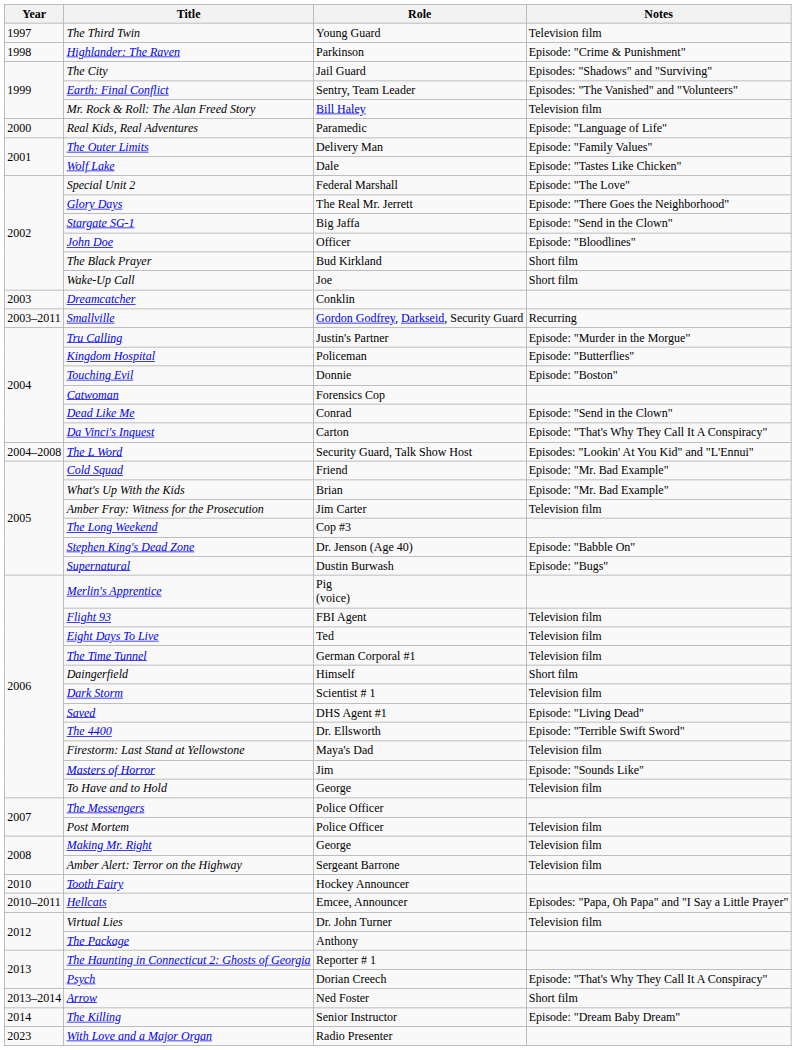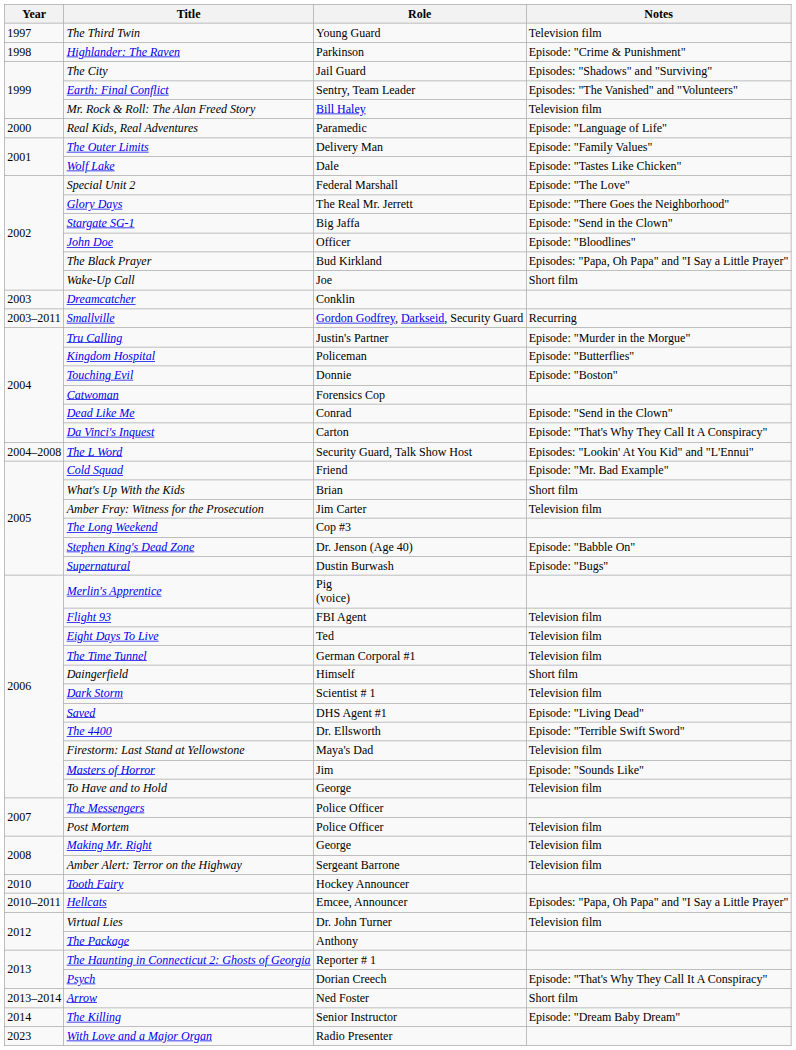(553, 261) Short film -> (659, 261) Episodes: "Papa, Oh Papa" and "I Say a Little Prayer"
(599, 489) Episode: "Mr. Bad Example" -> (553, 489) Short film
